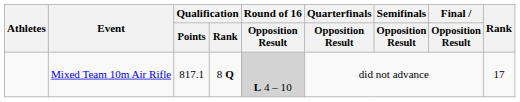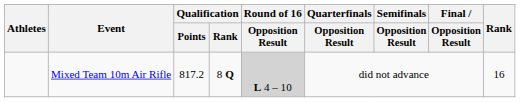(192, 75) 817.1 -> (192, 75) 817.2
(499, 75) 17 -> (499, 75) 16
